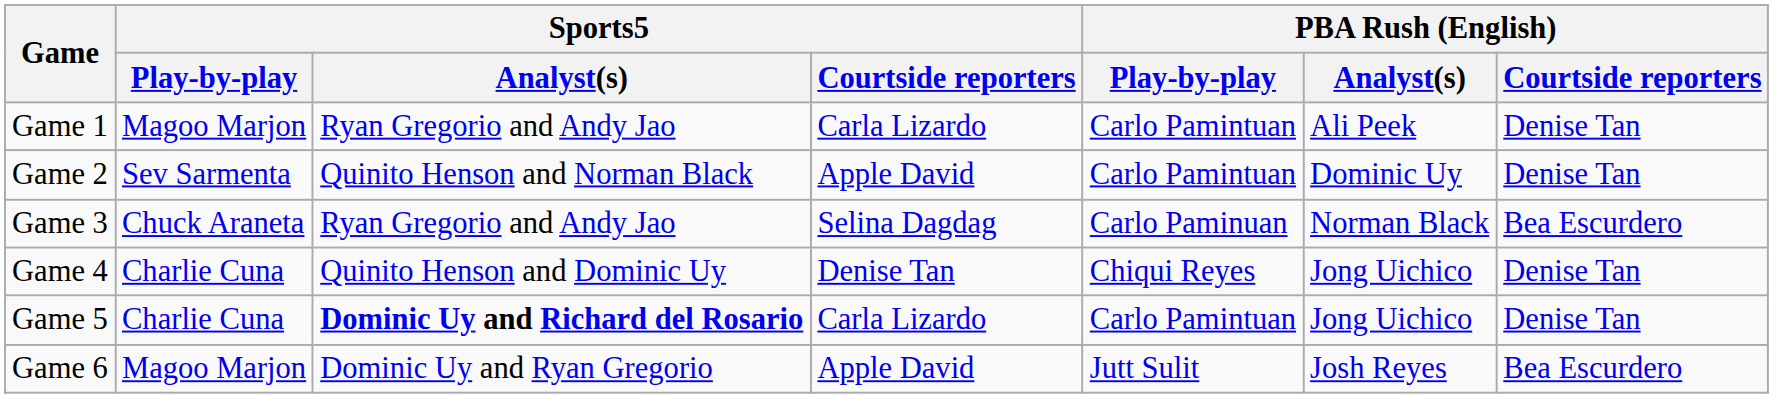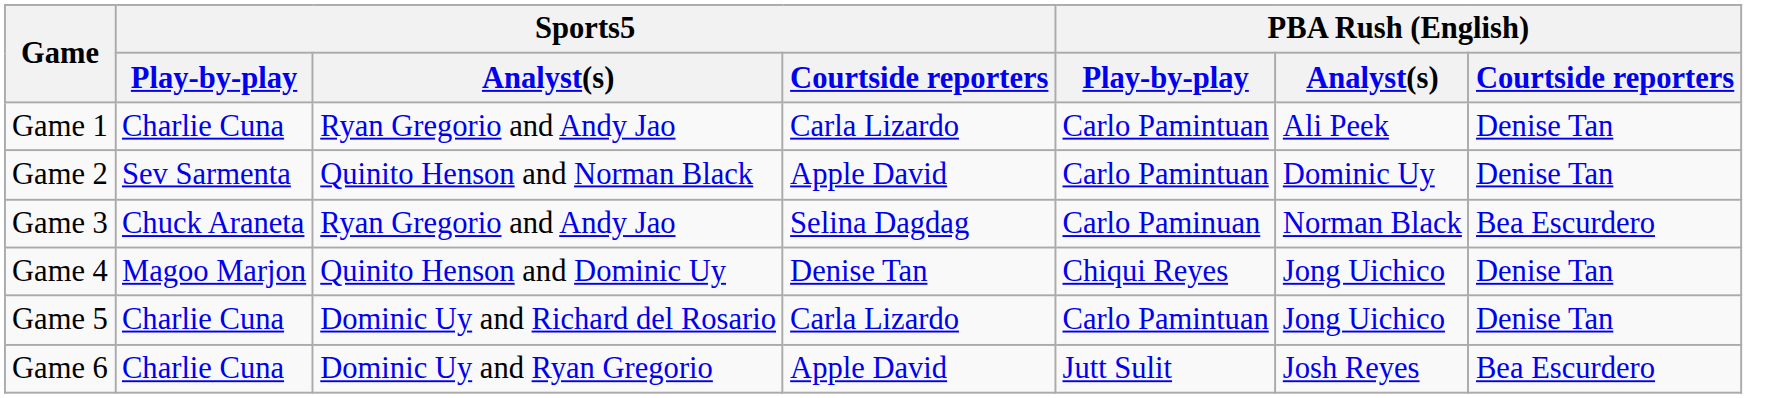(214, 125) Magoo Marjon -> (203, 125) Charlie Cuna
(203, 271) Charlie Cuna -> (214, 271) Magoo Marjon
(562, 319) bold -> (548, 319) normal
(214, 367) Magoo Marjon -> (203, 367) Charlie Cuna
